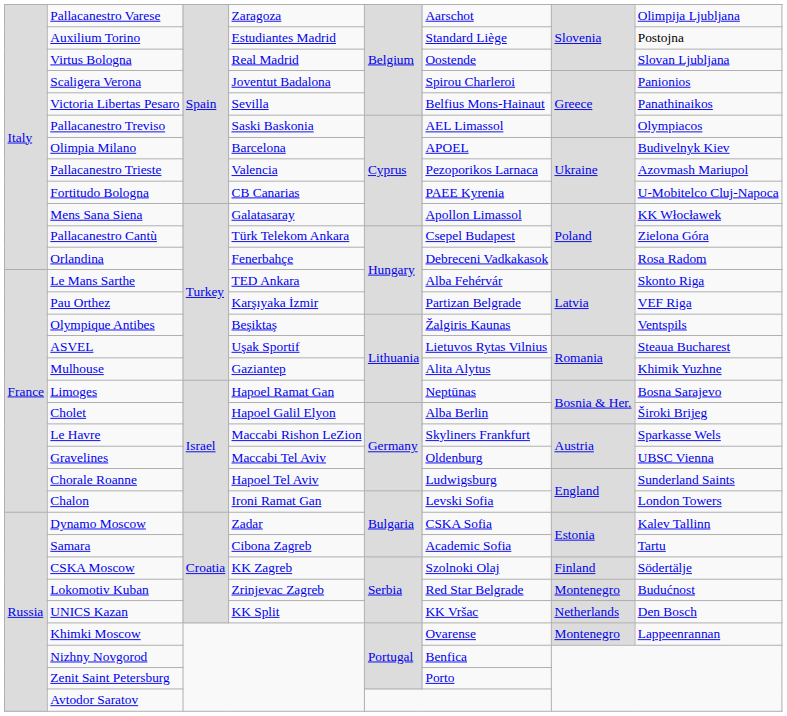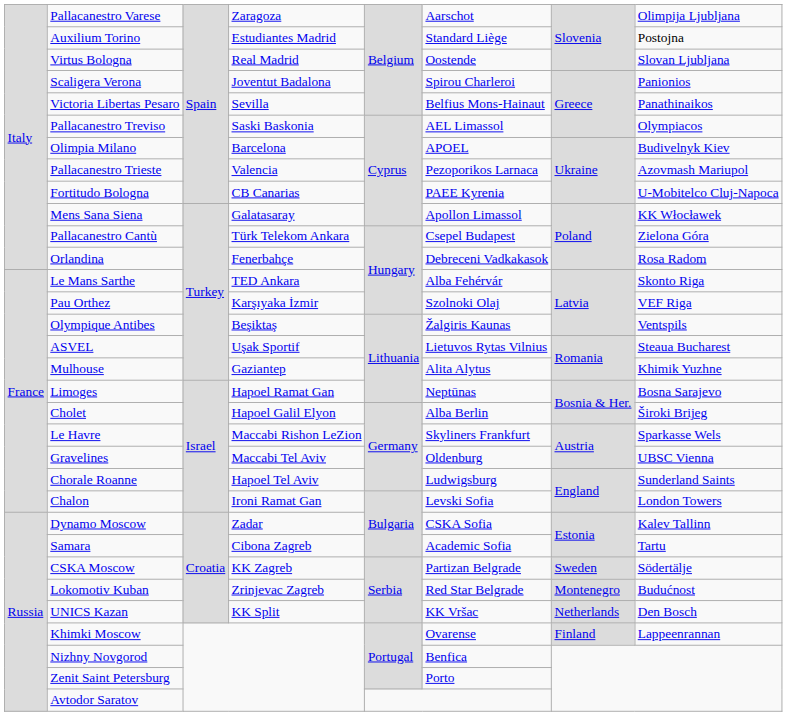(473, 303) Partizan Belgrade -> (462, 303) Szolnoki Olaj
(462, 568) Szolnoki Olaj -> (473, 568) Partizan Belgrade
(575, 568) Finland -> (576, 568) Sweden
(587, 634) Montenegro -> (575, 634) Finland
